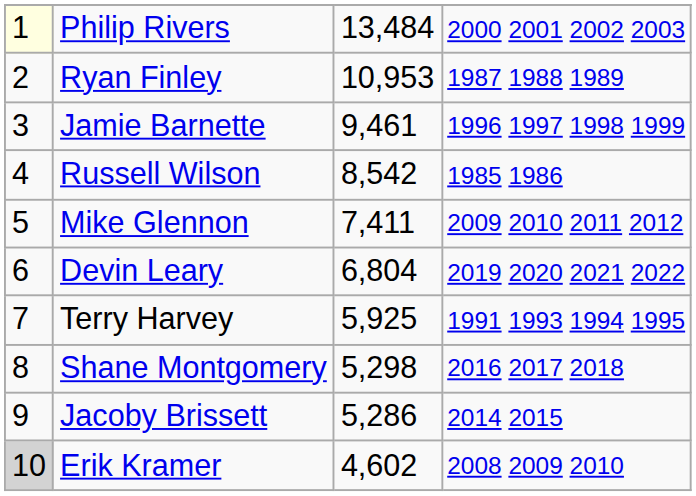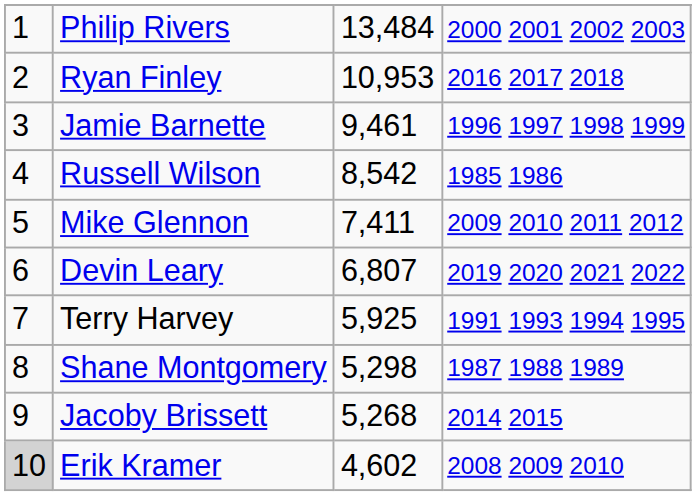(21, 28) lightyellow background -> (21, 28) no background
(536, 78) 1987 1988 1989 -> (536, 78) 2016 2017 2018
(379, 271) 6,804 -> (379, 271) 6,807
(536, 368) 2016 2017 2018 -> (536, 368) 1987 1988 1989
(379, 416) 5,286 -> (379, 416) 5,268
